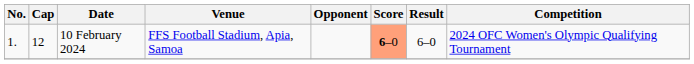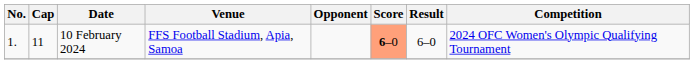(38, 41) 12 -> (38, 41) 11
